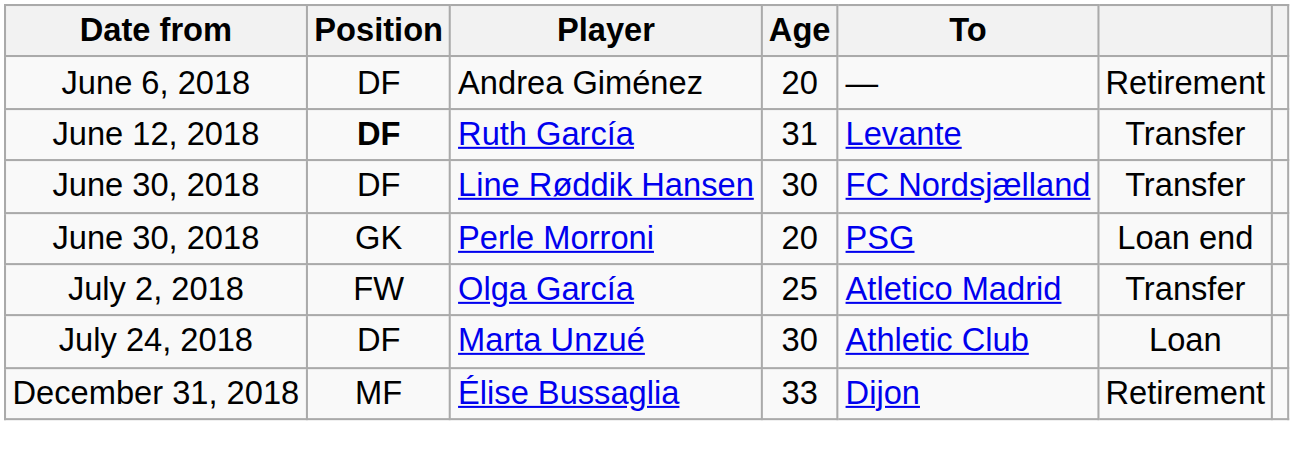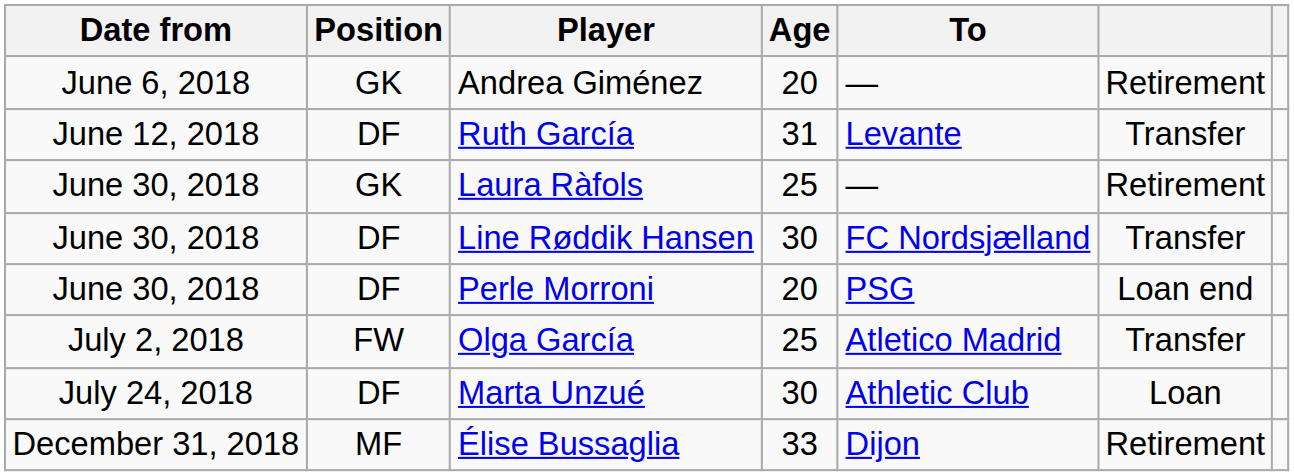(379, 82) DF -> (379, 82) GK
(379, 133) bold -> (379, 133) normal
+ row: (551, 185)
(379, 237) GK -> (379, 289) DF
